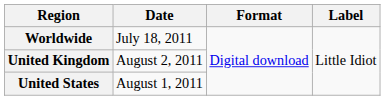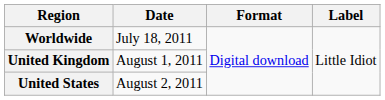(159, 60) August 2, 2011 -> (159, 60) August 1, 2011
(159, 83) August 1, 2011 -> (159, 83) August 2, 2011
